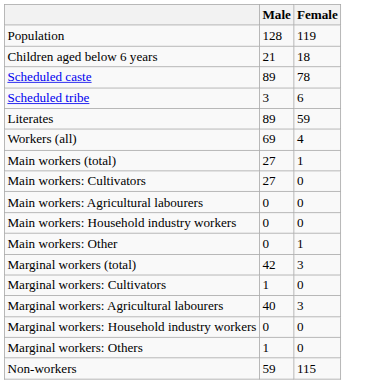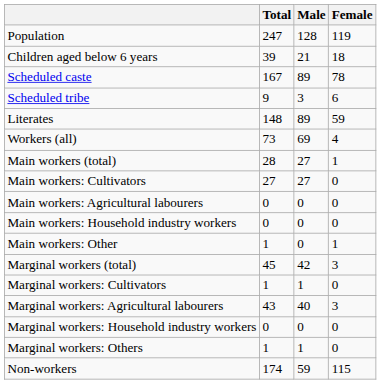+ column: (277, 14)
